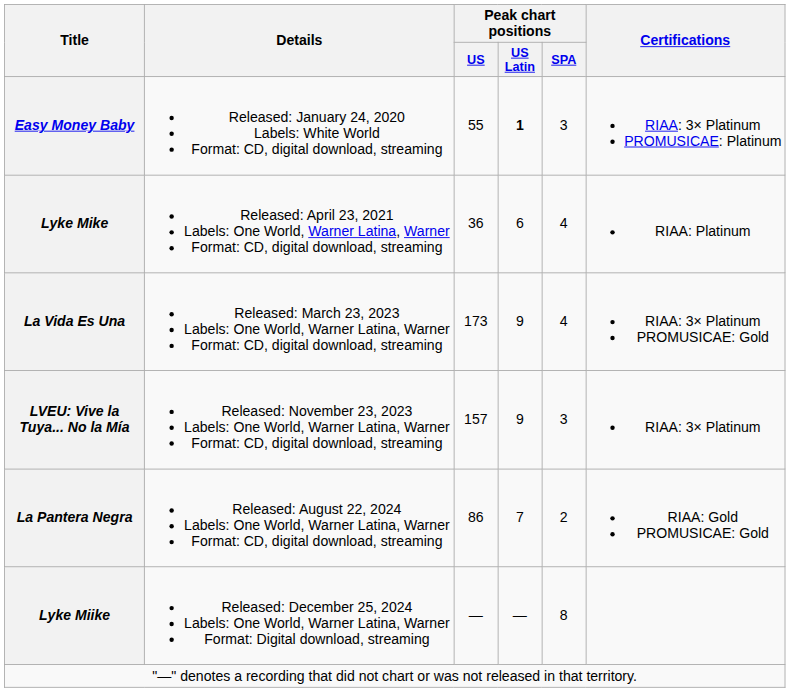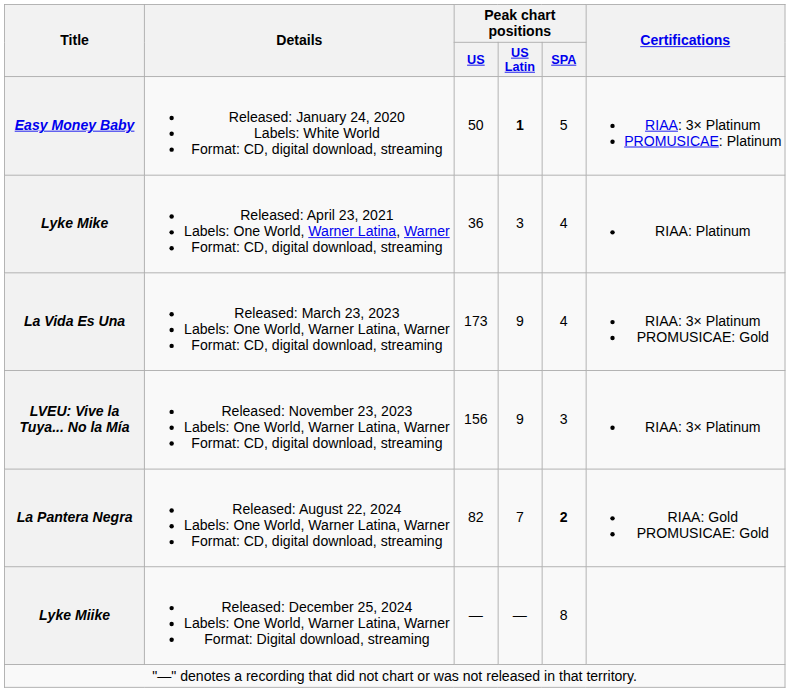(476, 125) 55 -> (476, 125) 50
(564, 125) 3 -> (564, 125) 5
(520, 223) 6 -> (520, 223) 3
(476, 419) 157 -> (476, 419) 156
(476, 517) 86 -> (476, 517) 82
(564, 517) normal -> (564, 517) bold
